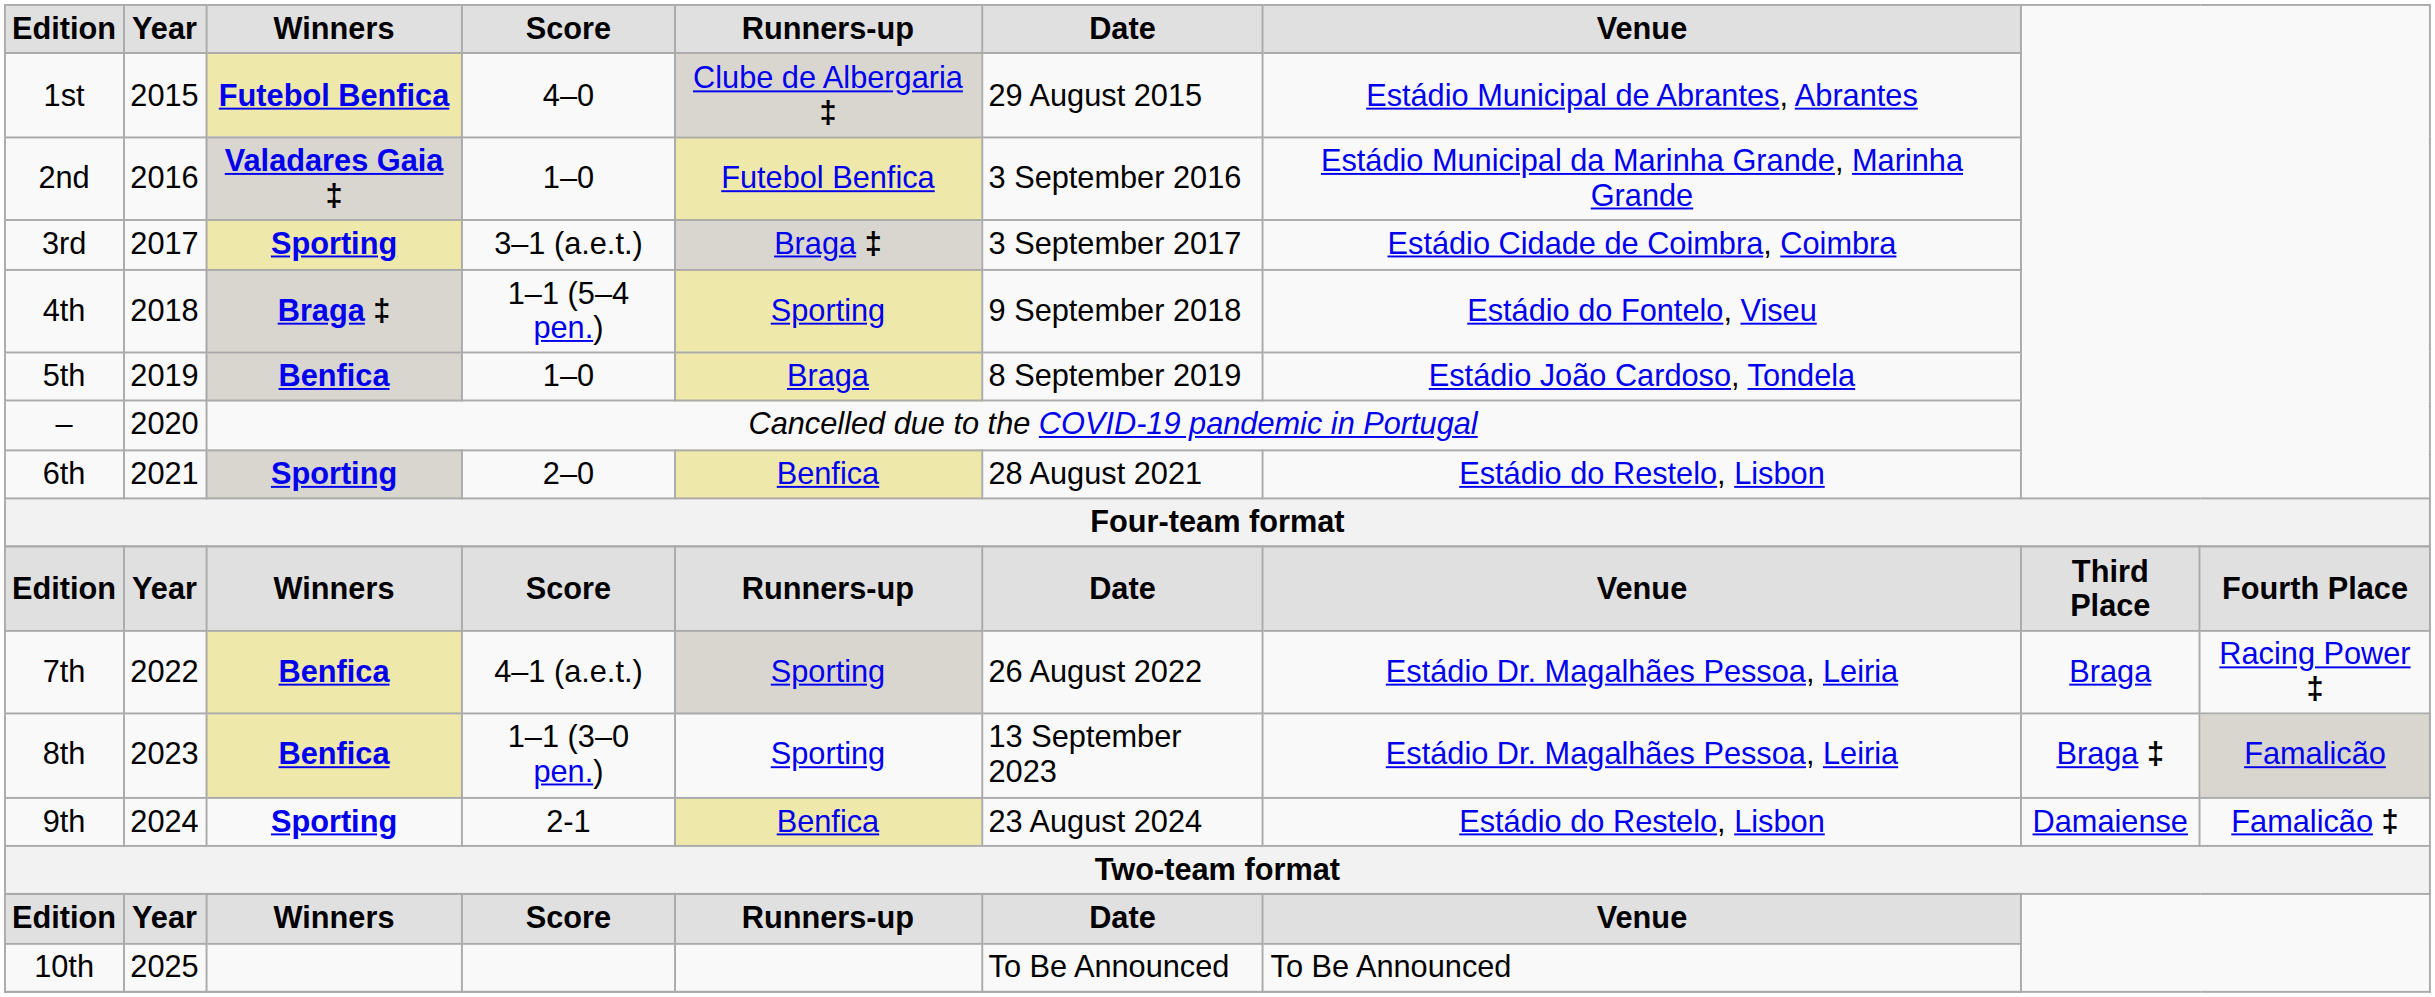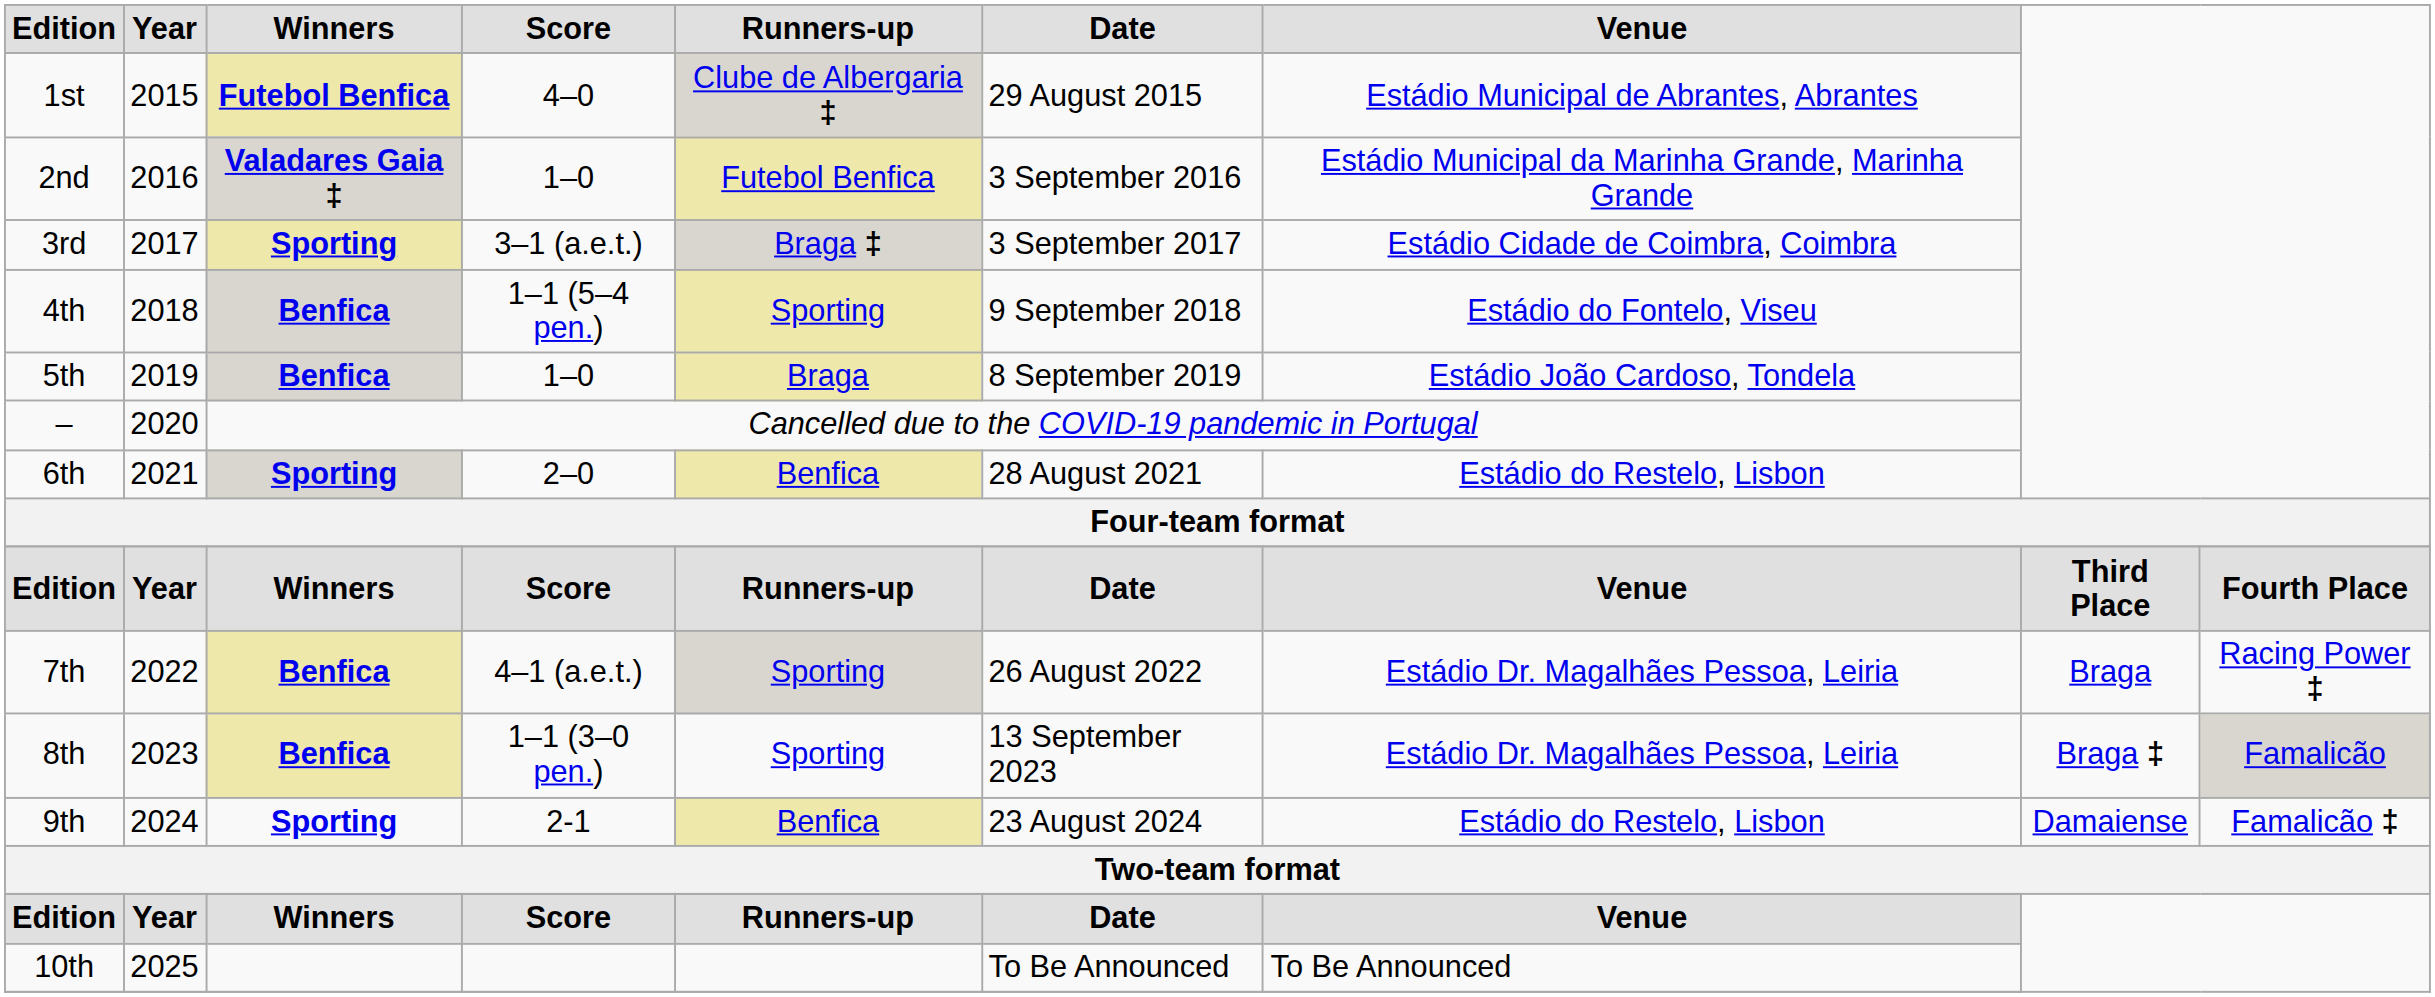(334, 310) Braga ‡ -> (334, 310) Benfica
